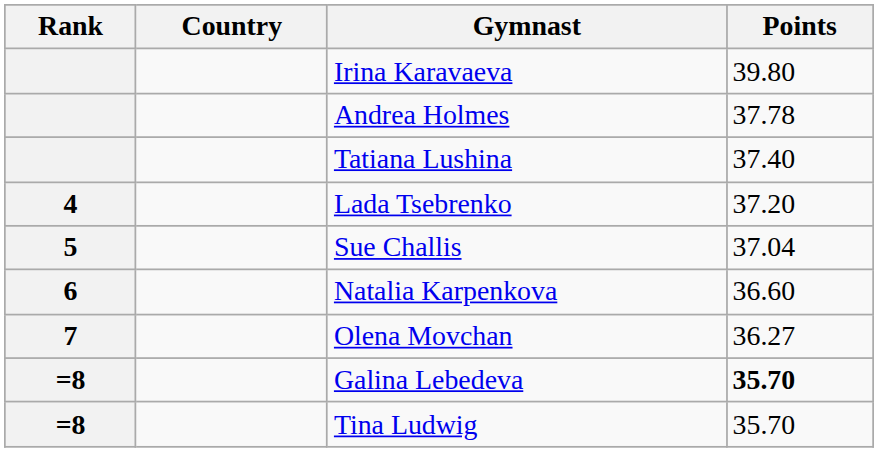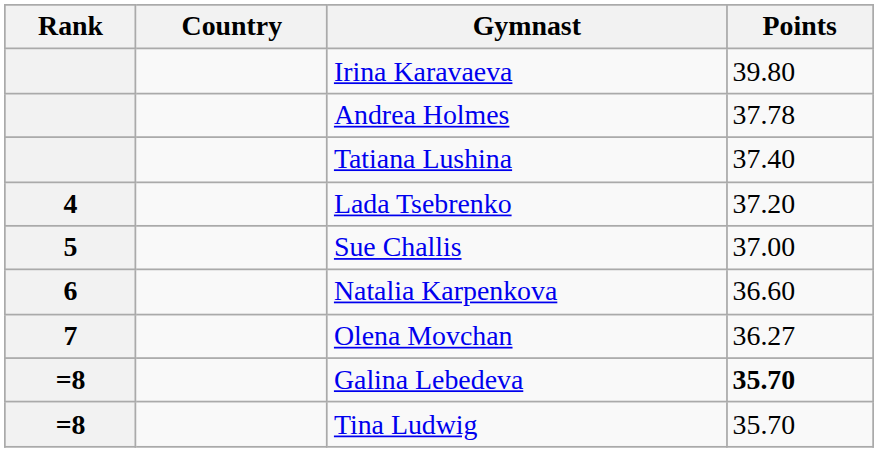(764, 247) 37.04 -> (764, 247) 37.00
